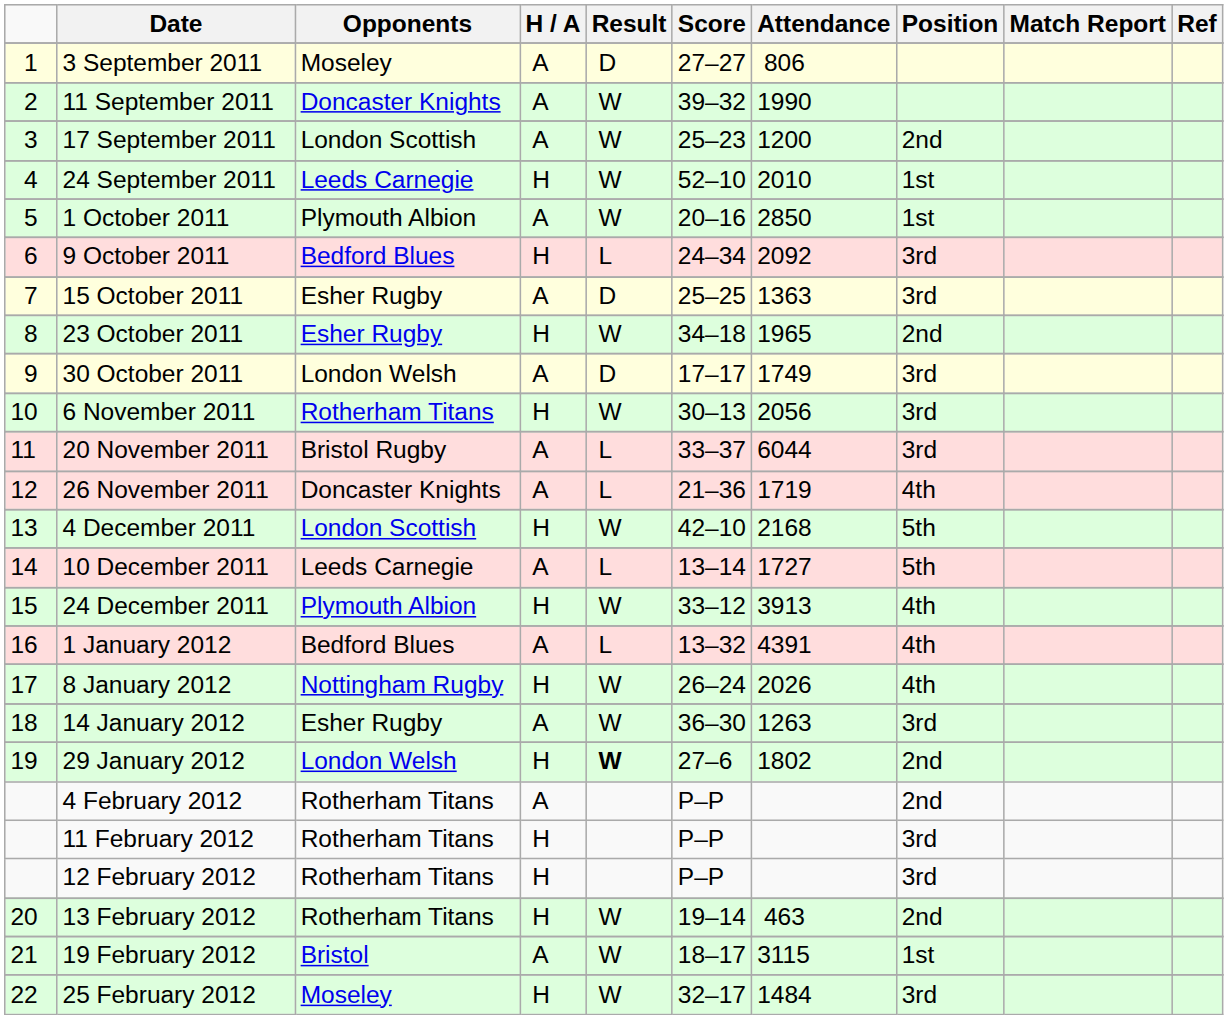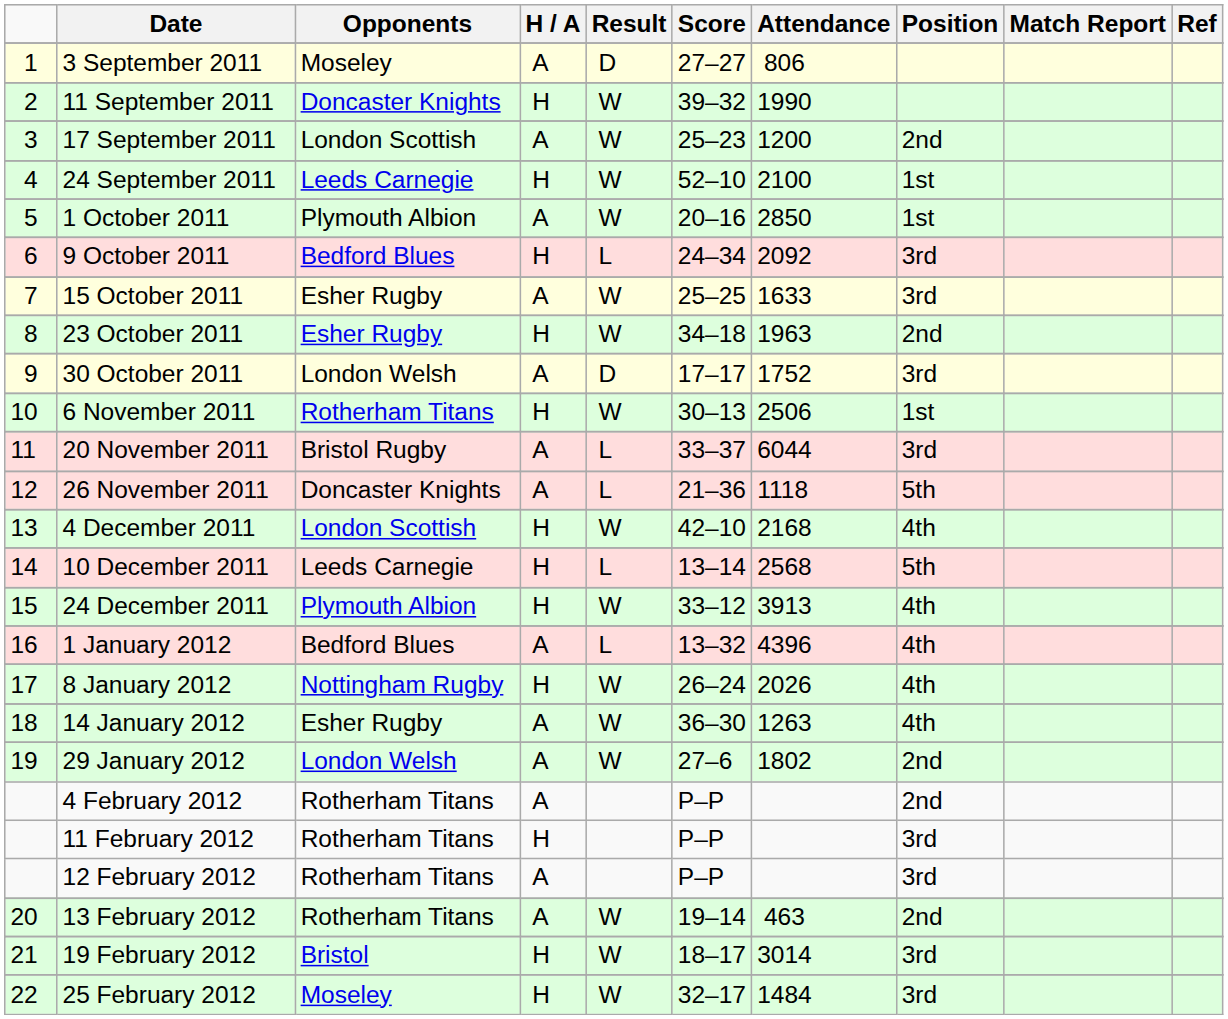(537, 101) A -> (538, 101) H
(784, 179) 2010 -> (784, 179) 2100
(604, 295) D -> (607, 295) W
(784, 295) 1363 -> (784, 295) 1633
(784, 334) 1965 -> (784, 334) 1963
(784, 373) 1749 -> (784, 373) 1752
(784, 412) 2056 -> (784, 412) 2506
(919, 412) 3rd -> (918, 412) 1st
(784, 489) 1719 -> (783, 489) 1118
(919, 489) 4th -> (919, 489) 5th
(919, 528) 5th -> (919, 528) 4th
(537, 567) A -> (538, 567) H
(784, 567) 1727 -> (784, 567) 2568
(784, 645) 4391 -> (784, 645) 4396
(919, 722) 3rd -> (919, 722) 4th
(538, 761) H -> (537, 761) A
(607, 761) bold -> (607, 761) normal
(538, 878) H -> (537, 878) A
(538, 916) H -> (537, 916) A
(537, 955) A -> (538, 955) H
(783, 955) 3115 -> (784, 955) 3014
(918, 955) 1st -> (919, 955) 3rd
